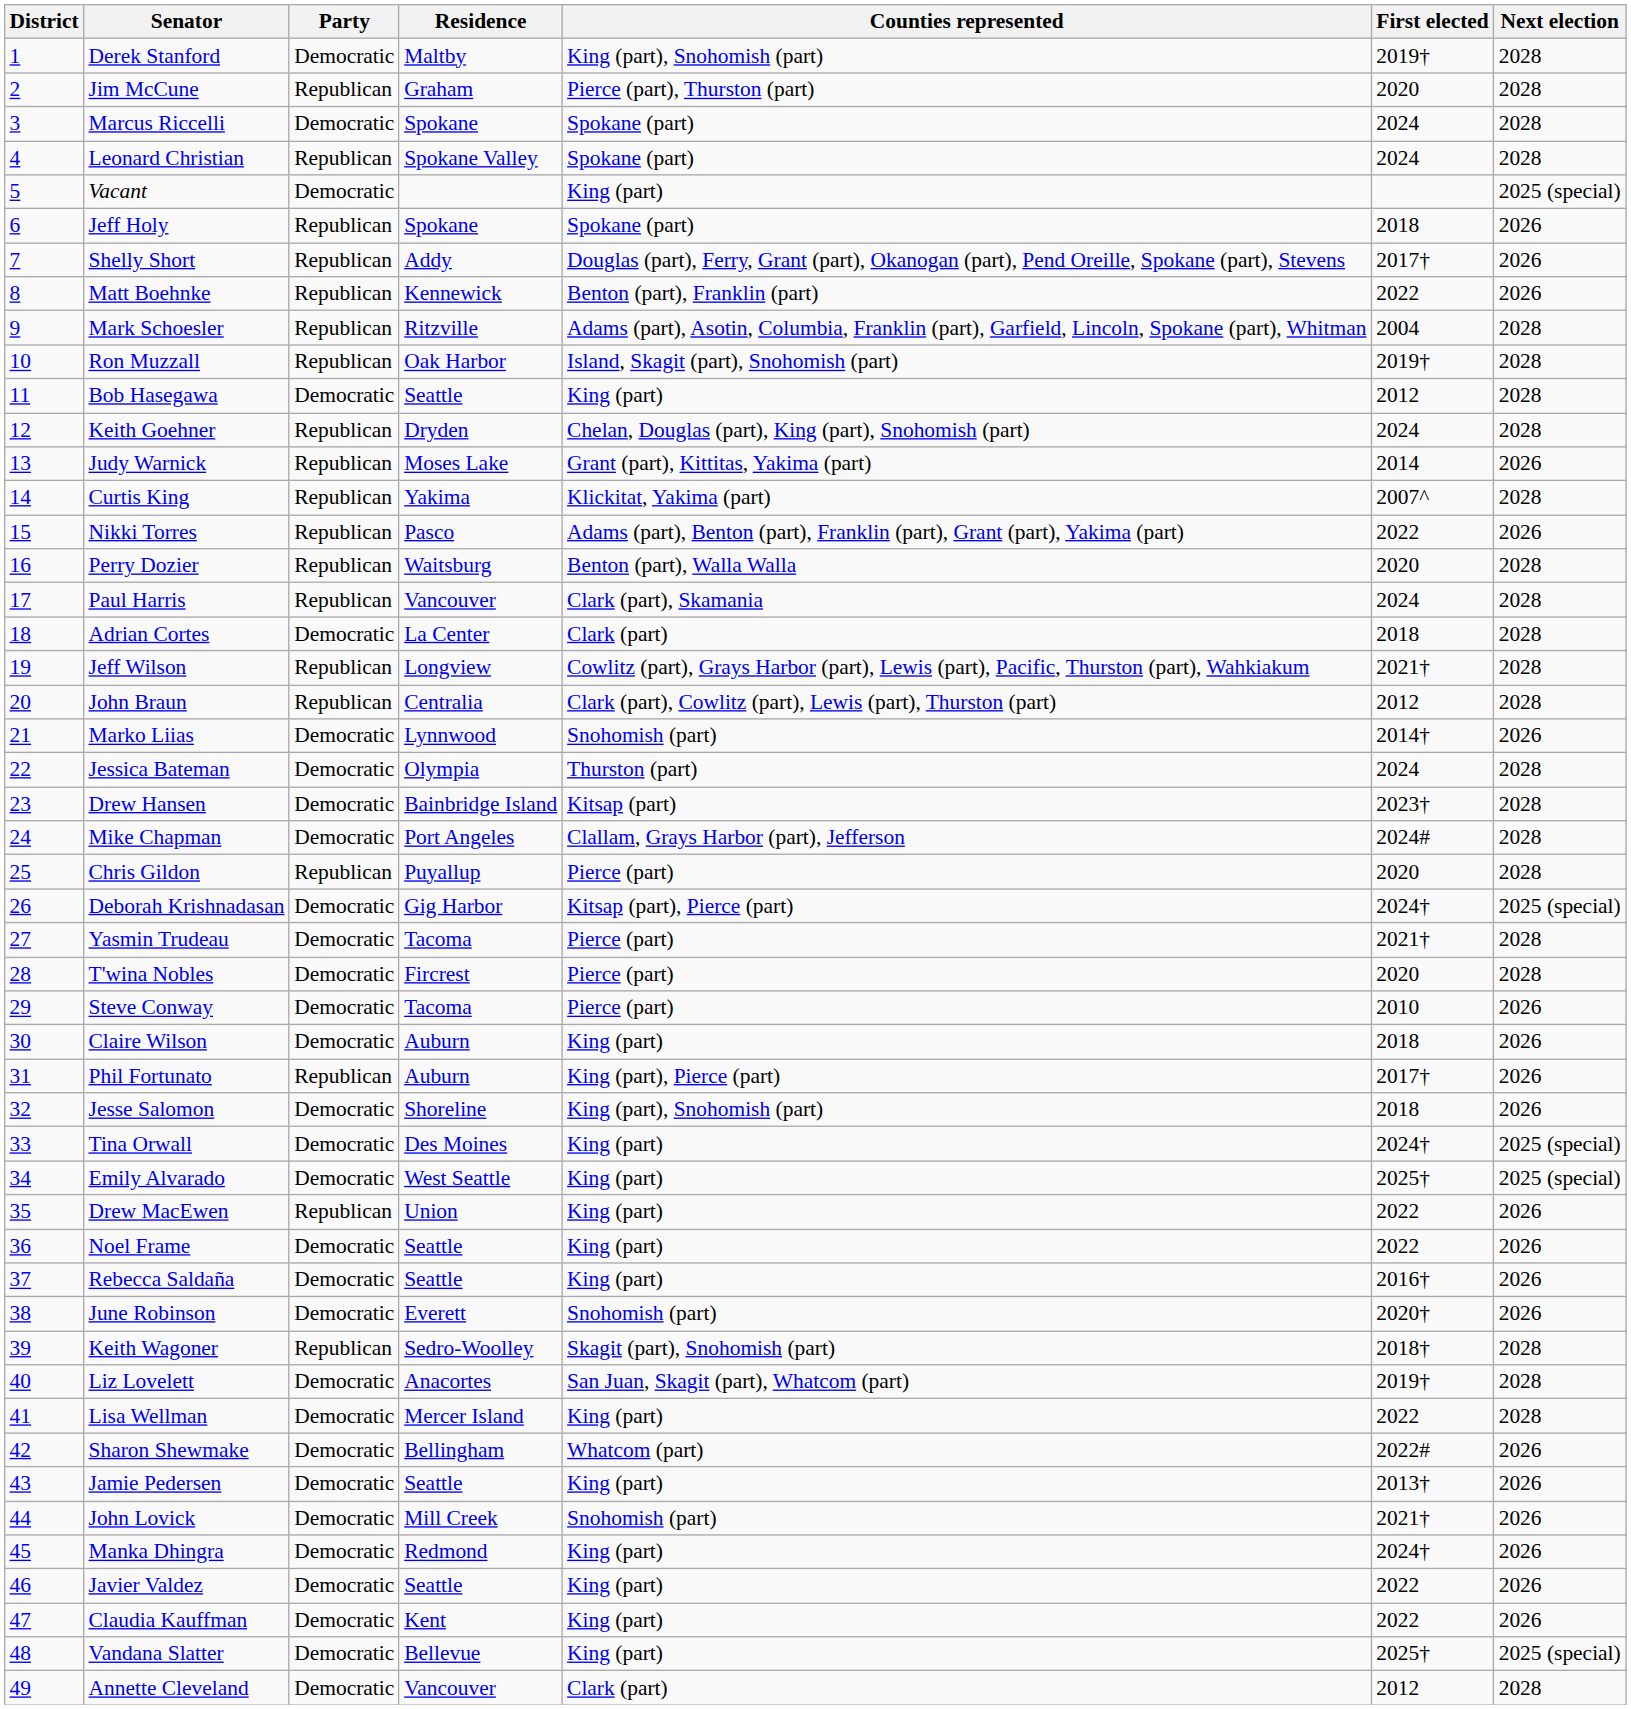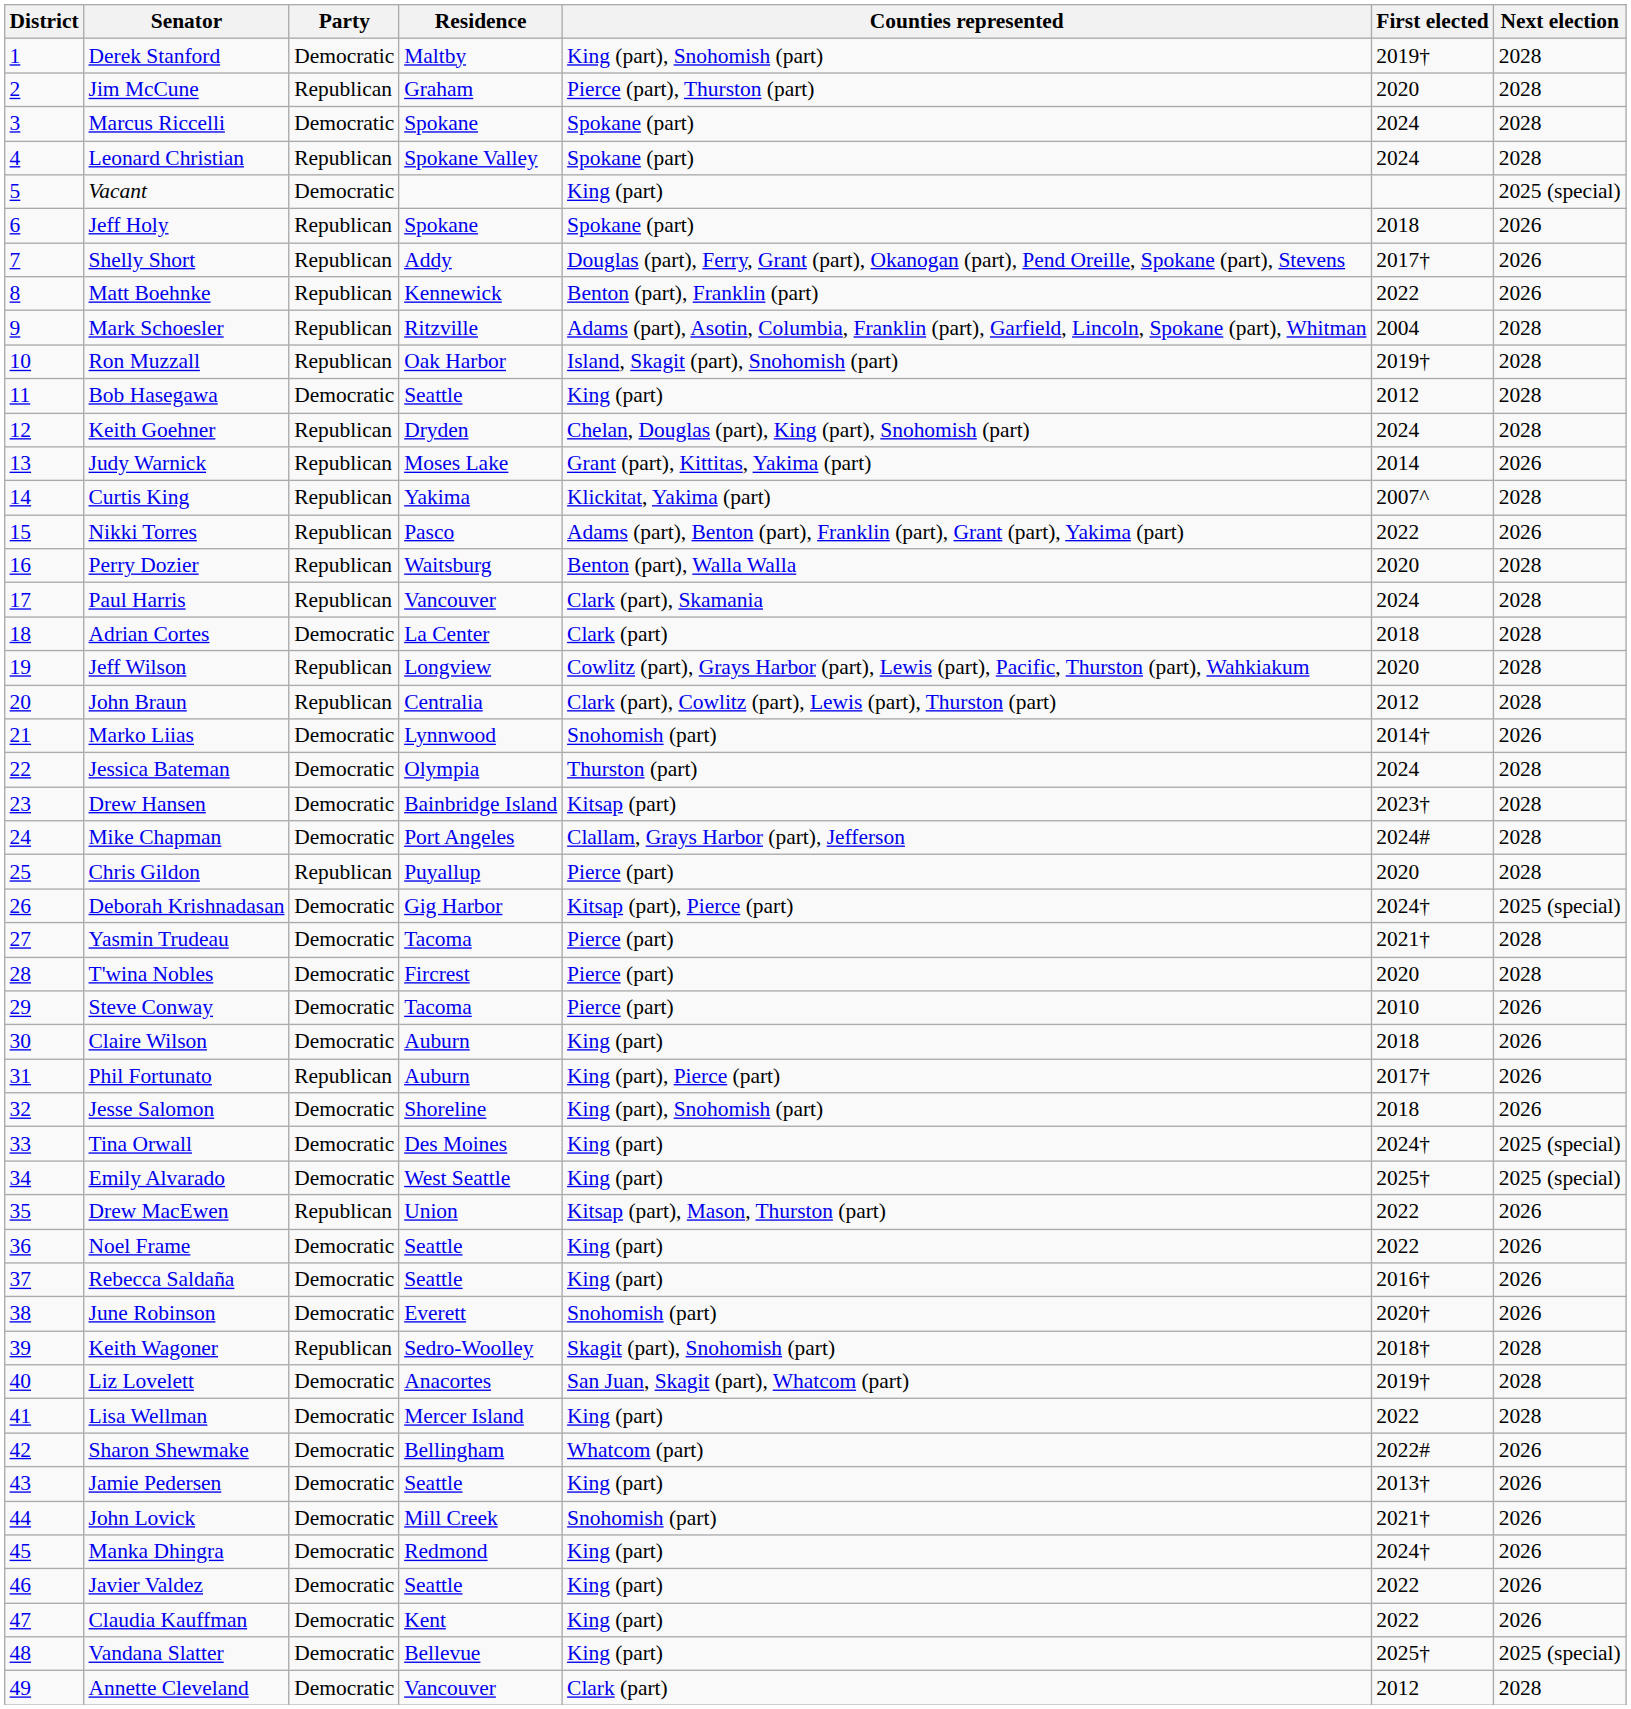(1403, 667) 2021† -> (1398, 667) 2020
(615, 1211) King (part) -> (726, 1211) Kitsap (part), Mason, Thurston (part)
